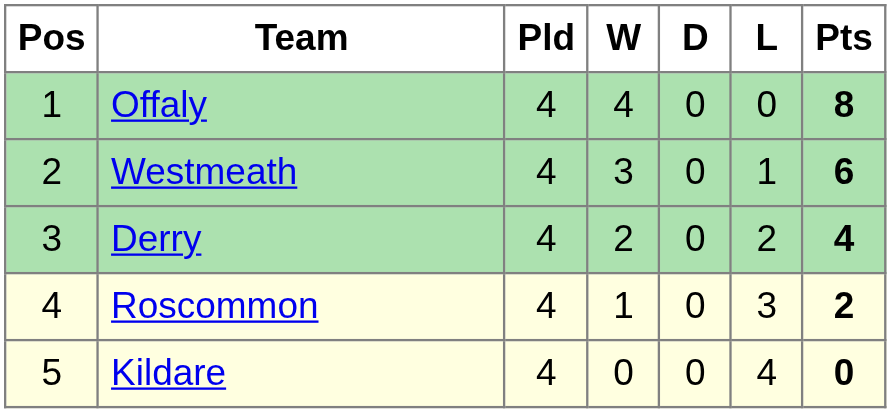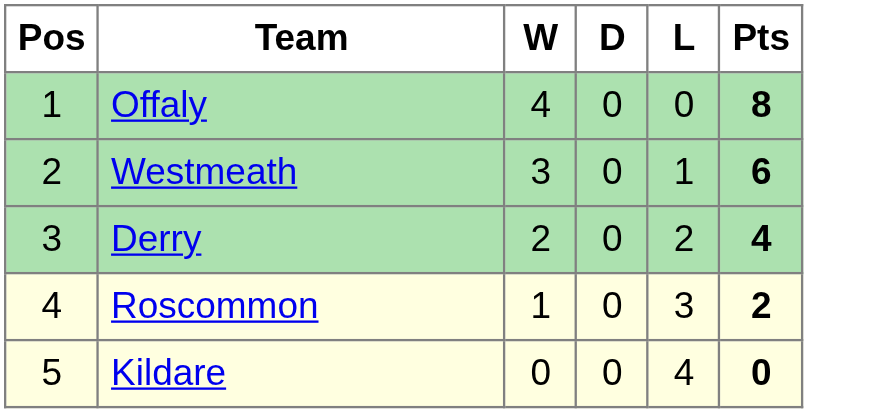- column: (546, 37)
